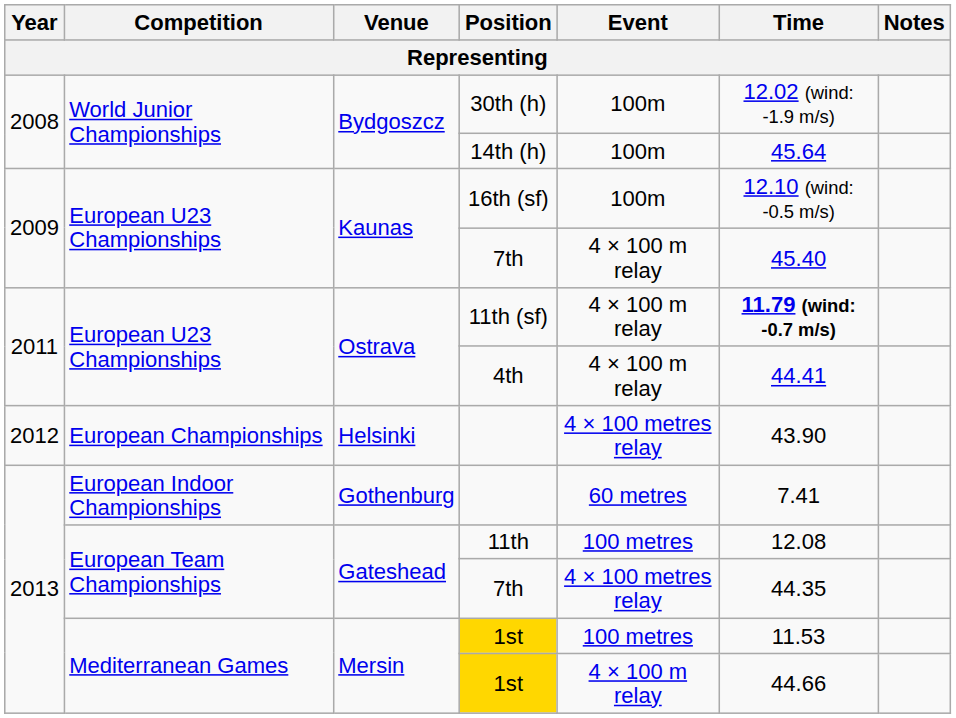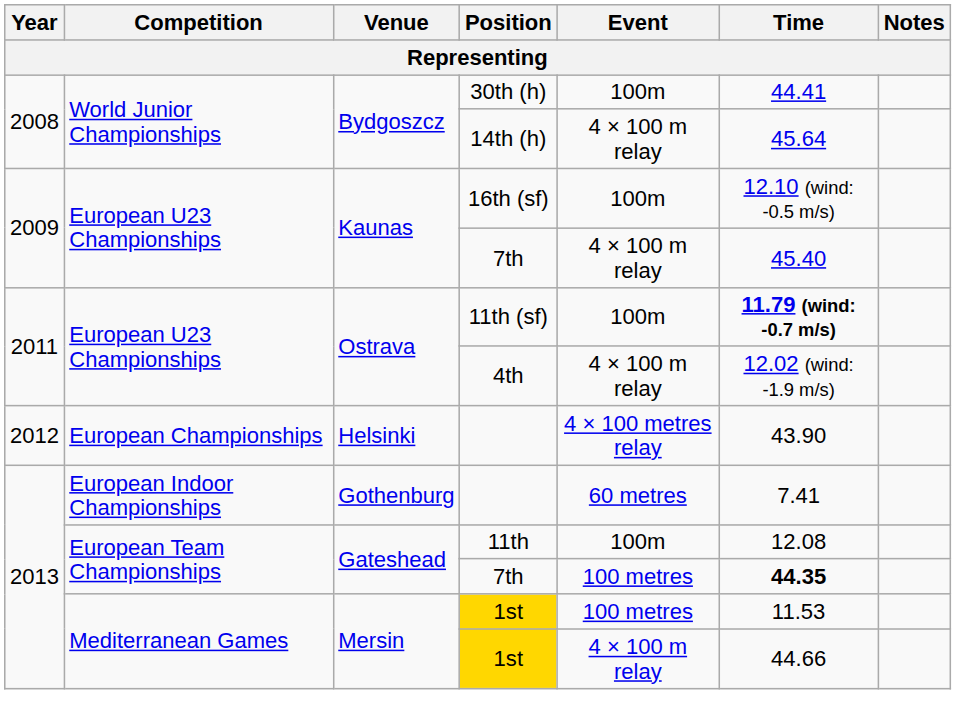(799, 104) 12.02 (wind: -1.9 m/s) -> (799, 92) 44.41
(638, 151) 100m -> (638, 139) 4 × 100 m relay
(638, 317) 4 × 100 m relay -> (638, 317) 100m
(799, 376) 44.41 -> (799, 376) 12.02 (wind: -1.9 m/s)
(638, 542) 100 metres -> (638, 542) 100m
(638, 589) 4 × 100 metres relay -> (638, 577) 100 metres
(799, 589) normal -> (799, 577) bold
